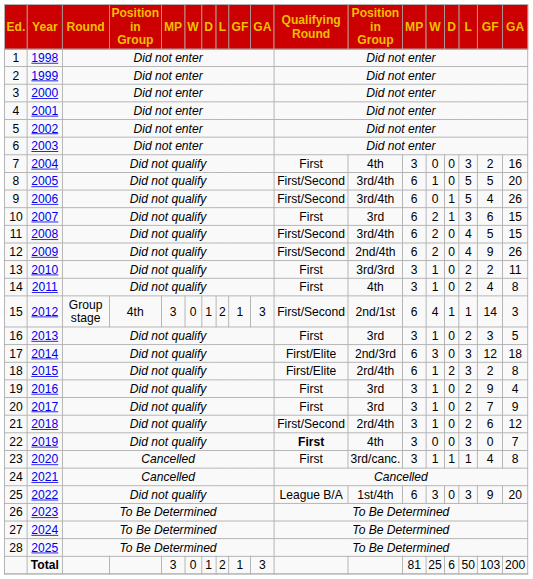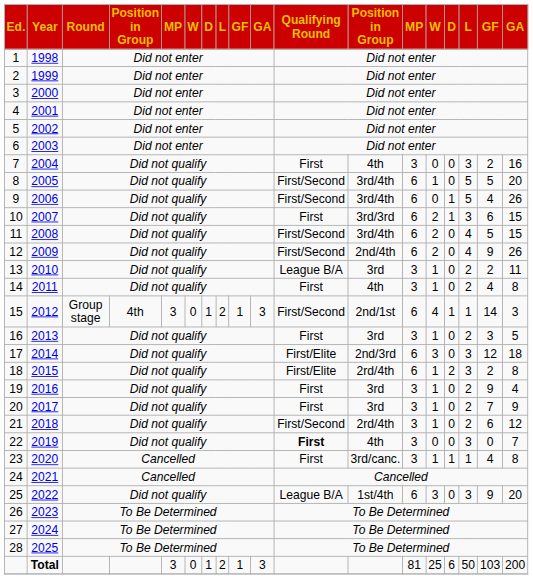(375, 217) 3rd -> (375, 217) 3rd/3rd
(311, 269) First -> (311, 269) League B/A
(375, 269) 3rd/3rd -> (375, 269) 3rd
